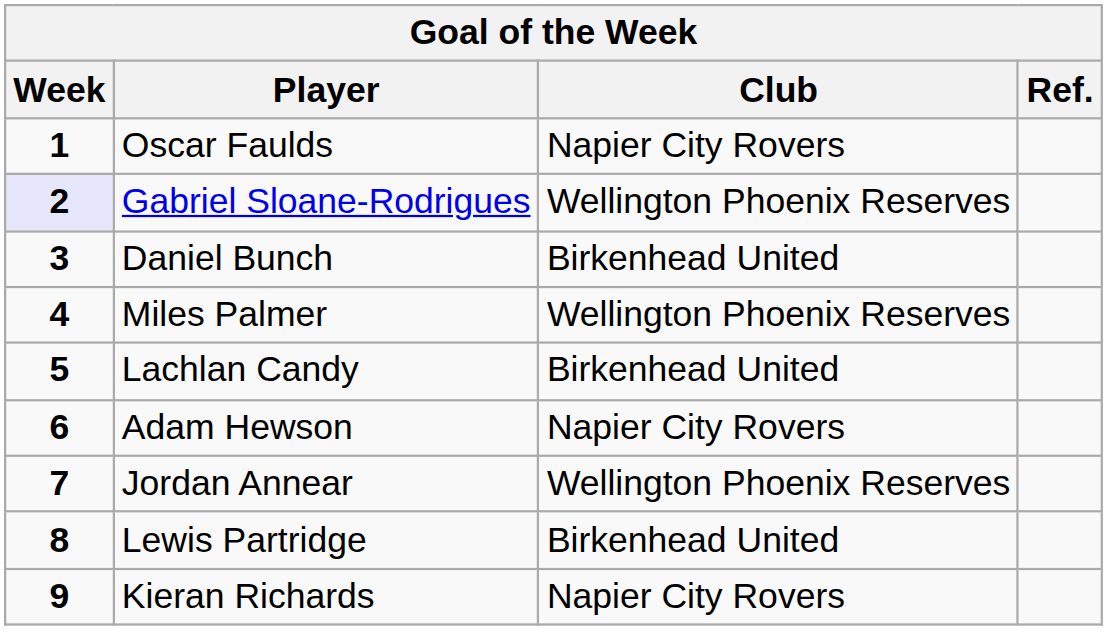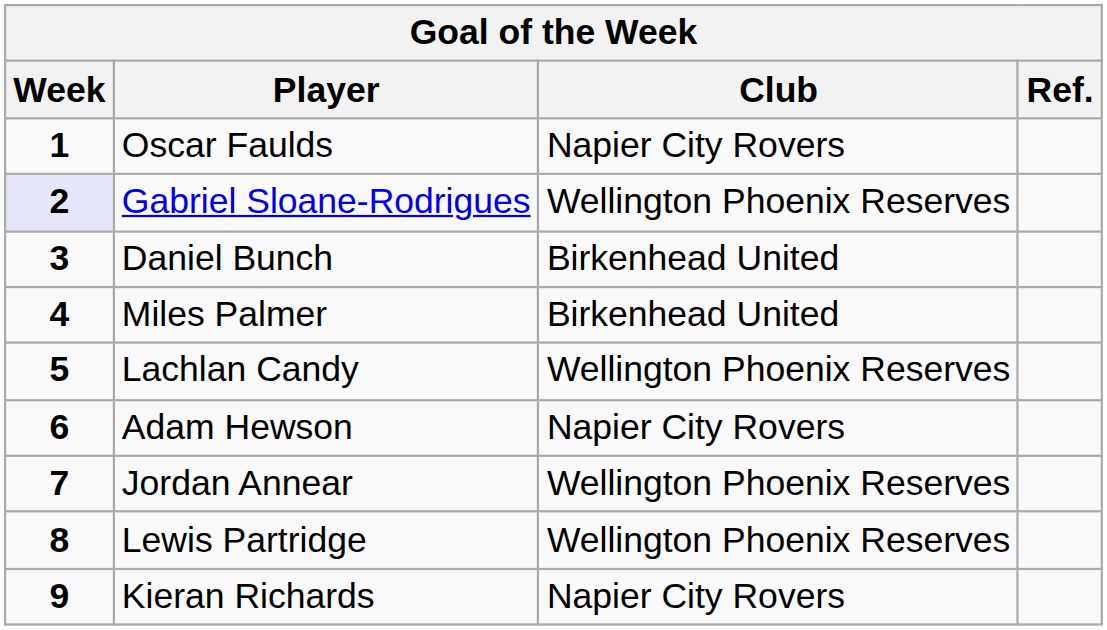(779, 314) Wellington Phoenix Reserves -> (693, 314) Birkenhead United
(693, 370) Birkenhead United -> (779, 370) Wellington Phoenix Reserves
(693, 539) Birkenhead United -> (779, 539) Wellington Phoenix Reserves
